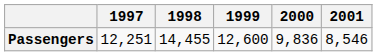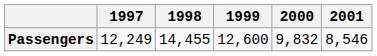(126, 40) 12,251 -> (126, 40) 12,249
(297, 40) 9,836 -> (297, 40) 9,832
